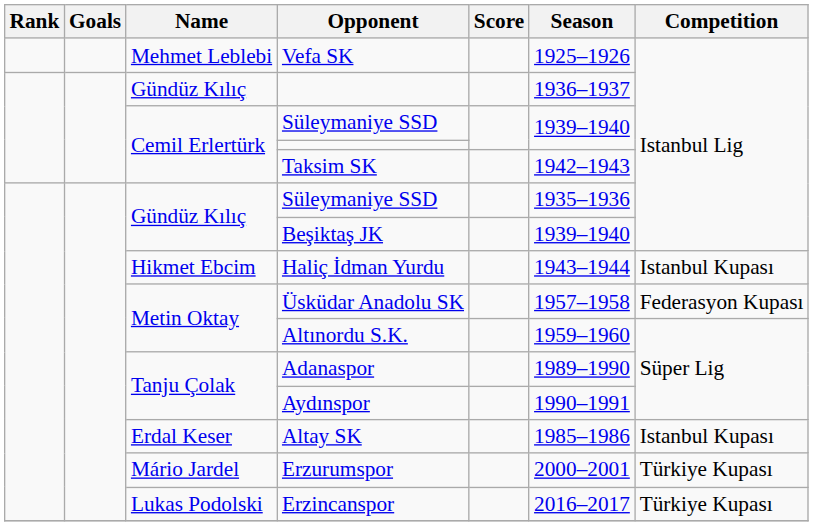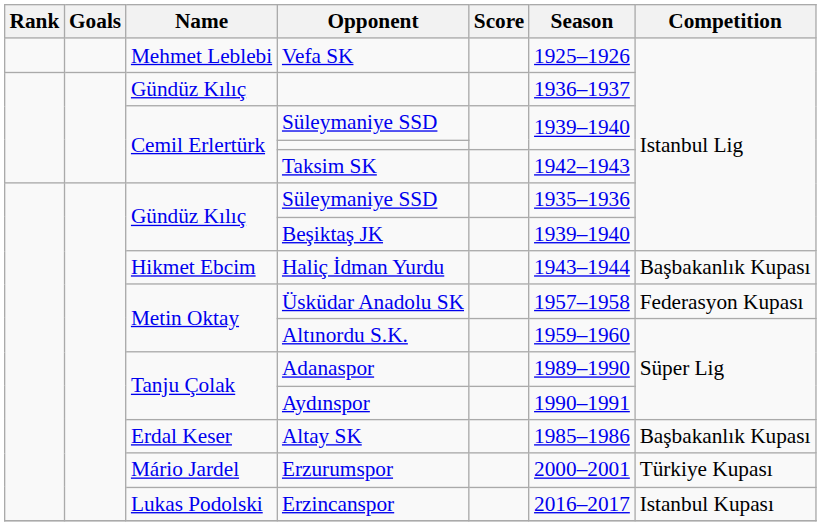(707, 267) Istanbul Kupası -> (725, 267) Başbakanlık Kupası
(707, 436) Istanbul Kupası -> (725, 436) Başbakanlık Kupası
(706, 503) Türkiye Kupası -> (707, 503) Istanbul Kupası
